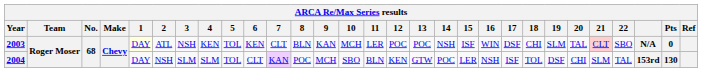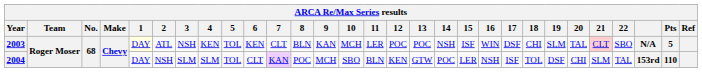(671, 43) 0 -> (670, 43) 5
(671, 59) 130 -> (670, 59) 110
